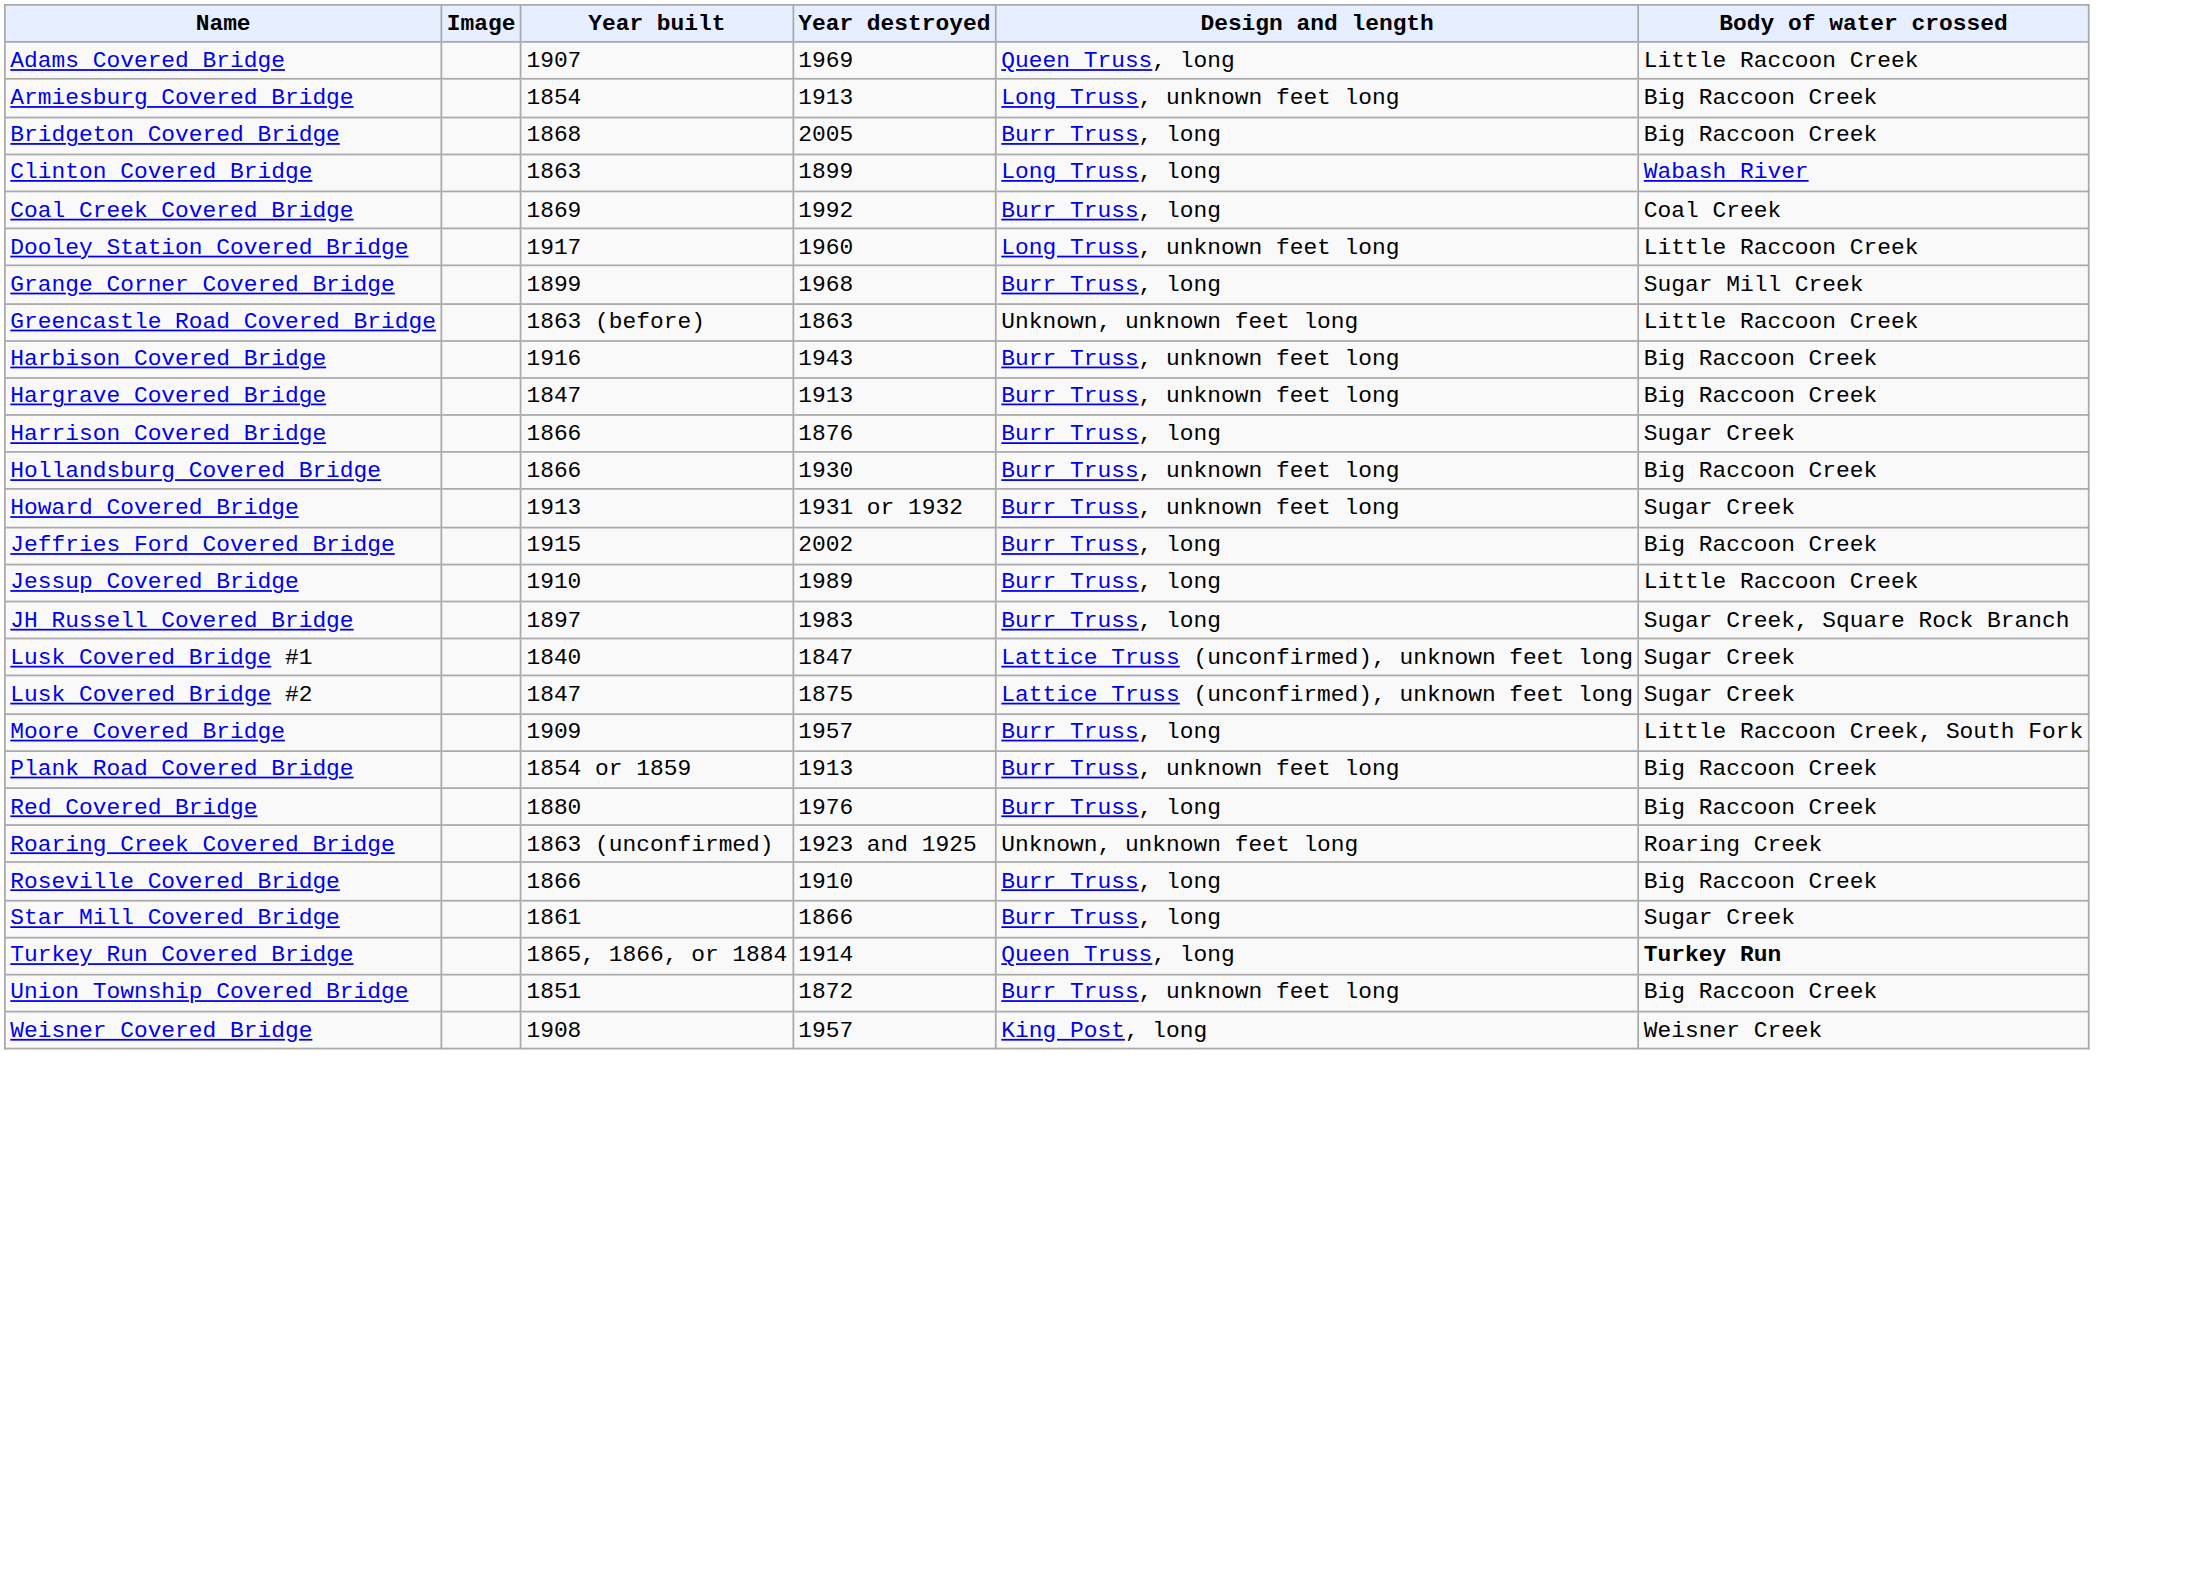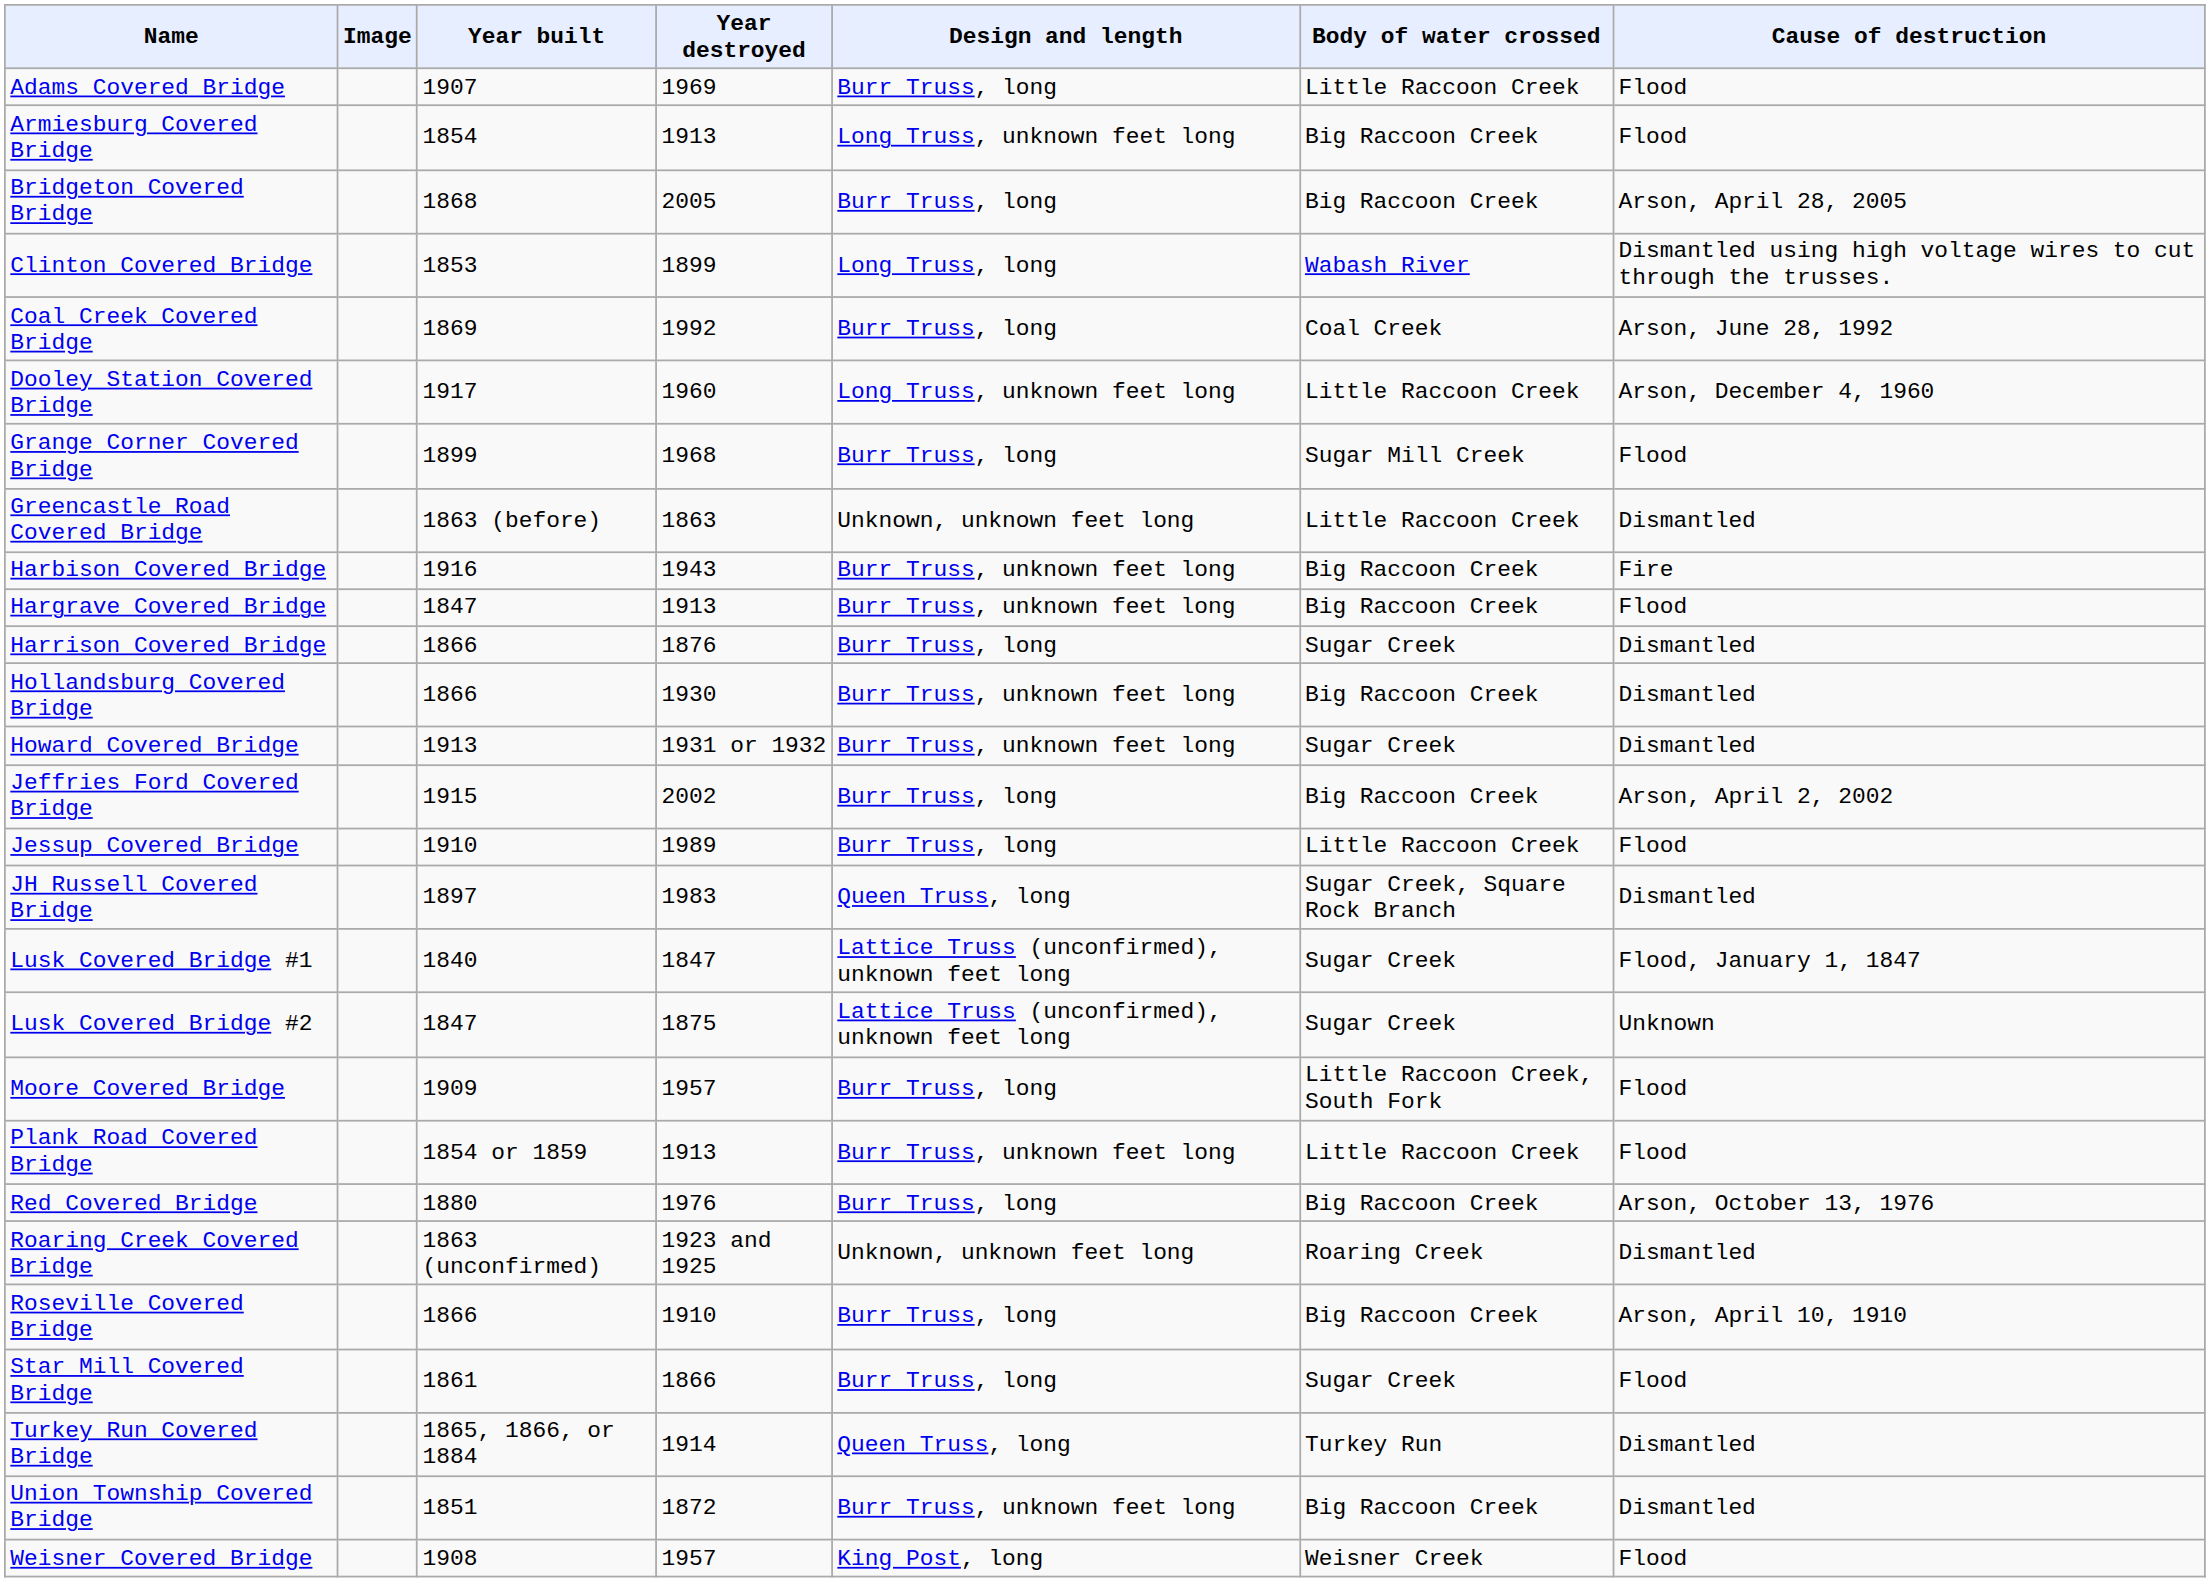+ column: (1909, 37)
(1118, 61) Queen Truss, long -> (947, 87) Burr Truss, long
(554, 173) 1863 -> (450, 265) 1853
(1111, 620) Burr Truss, long -> (954, 897) Queen Truss, long
(1761, 769) Big Raccoon Creek -> (1442, 1152) Little Raccoon Creek
(1712, 956) bold -> (1374, 1444) normal
